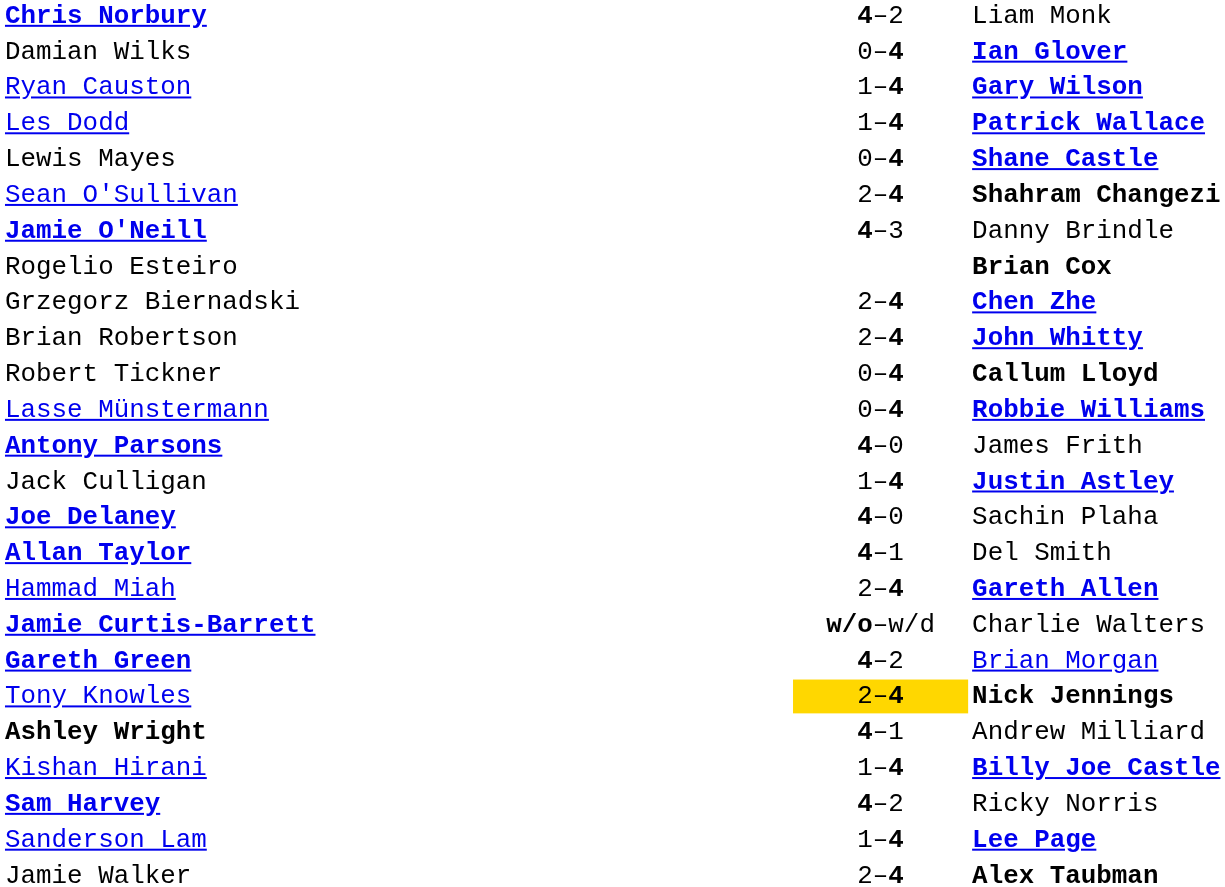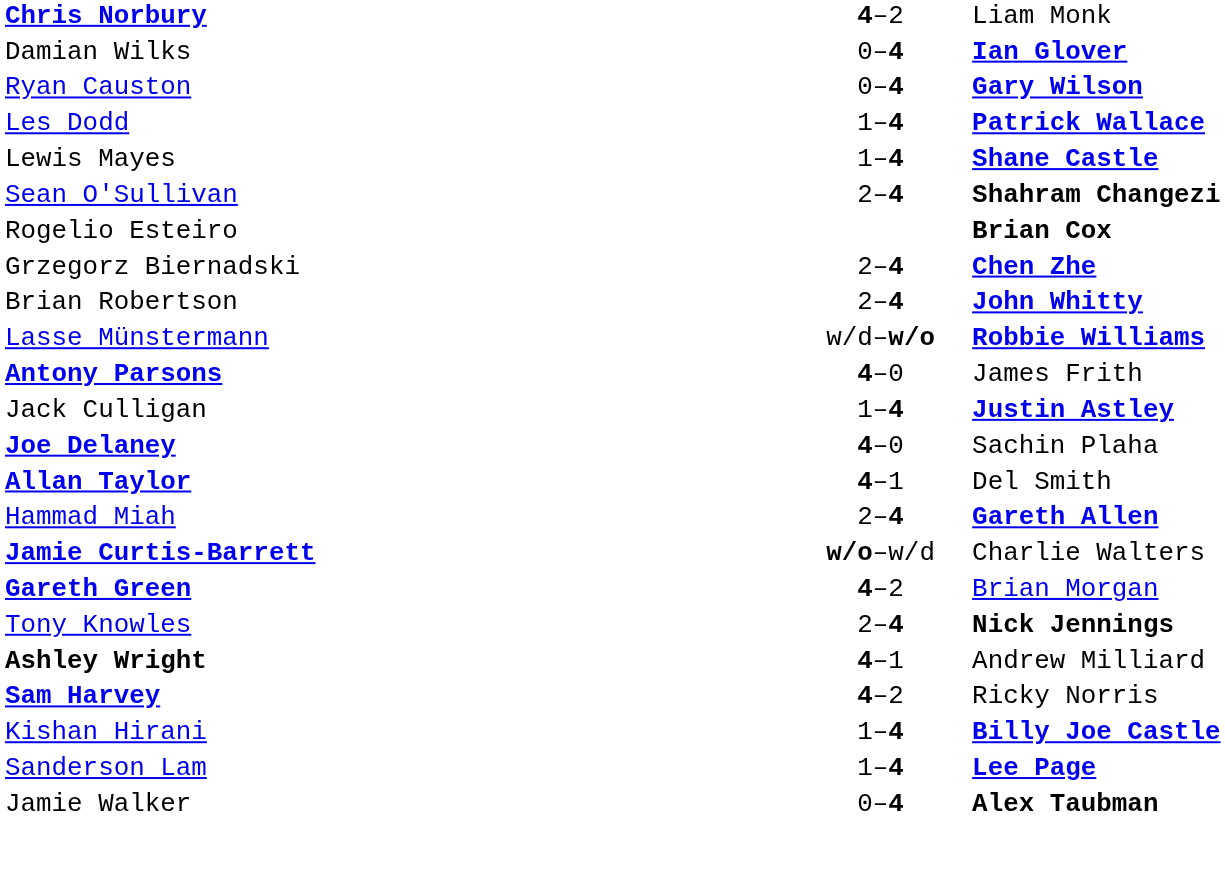(881, 88) 1–4 -> (881, 88) 0–4
(881, 159) 0–4 -> (881, 159) 1–4
- row: (106, 231)
- row: (114, 374)
(881, 410) 0–4 -> (881, 338) w/d–w/o
(881, 696) gold background -> (881, 625) no background
rows swapped: (83, 804) <-> (106, 768)
(881, 876) 2–4 -> (881, 804) 0–4
